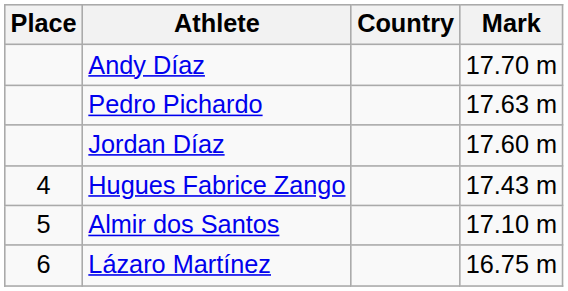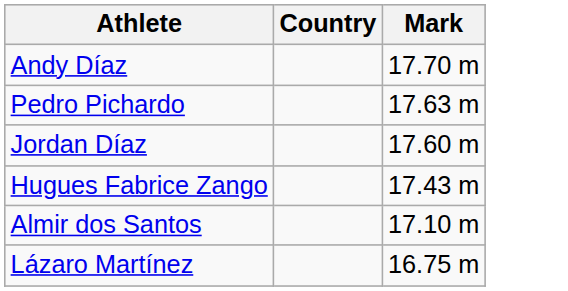- column: (44, 24)
